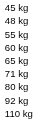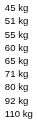- row: (17, 21)
+ row: (17, 21)
